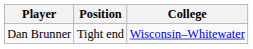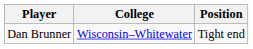columns swapped: (100, 14) <-> (187, 14)
